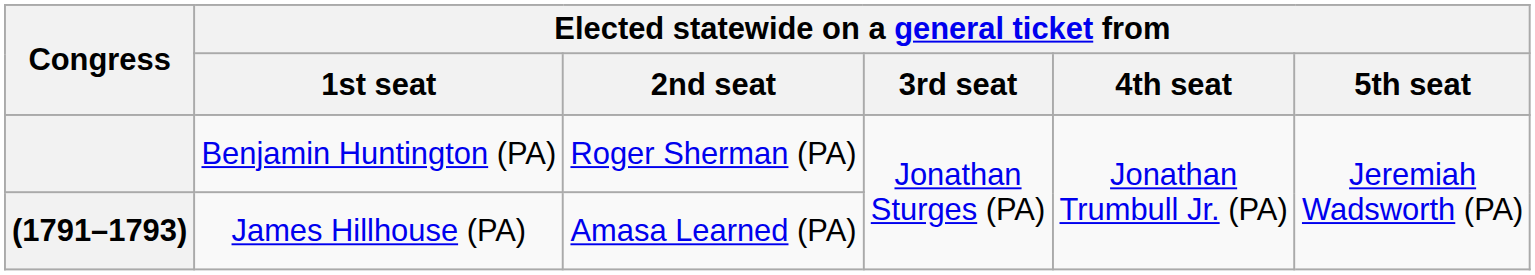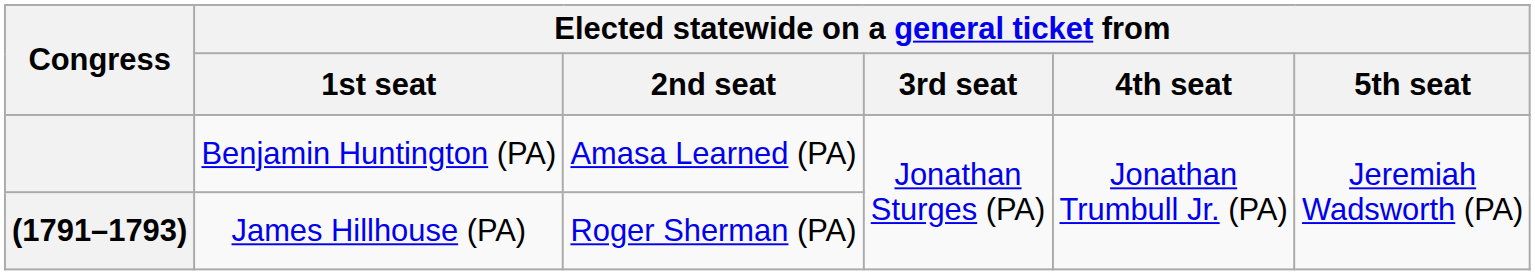(713, 153) Roger Sherman (PA) -> (714, 153) Amasa Learned (PA)
(714, 231) Amasa Learned (PA) -> (713, 231) Roger Sherman (PA)
